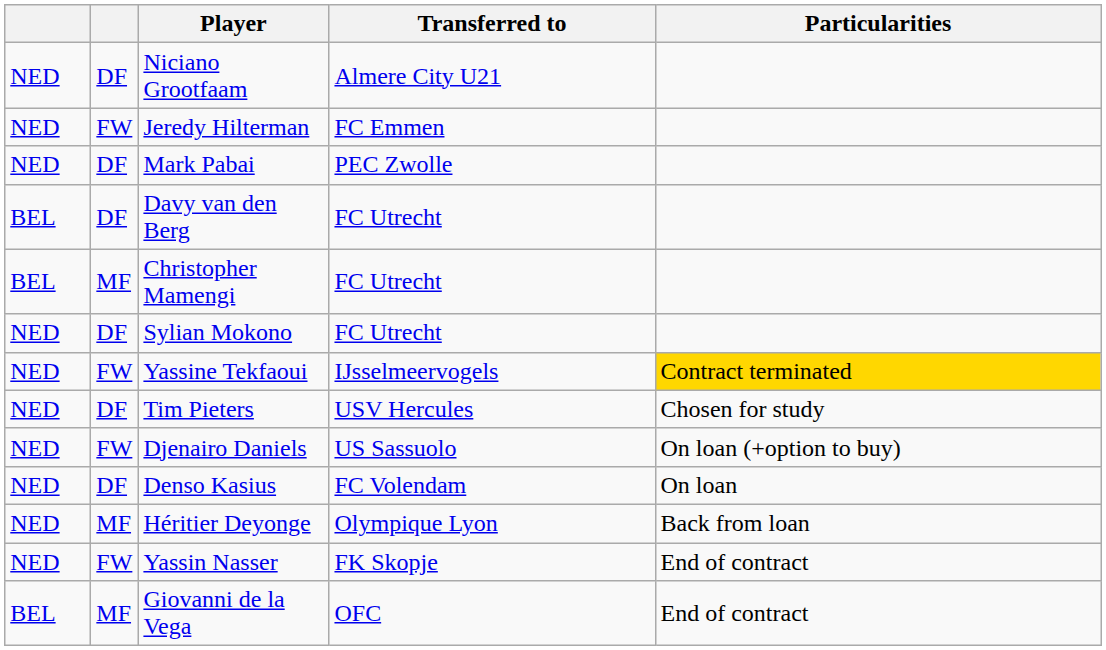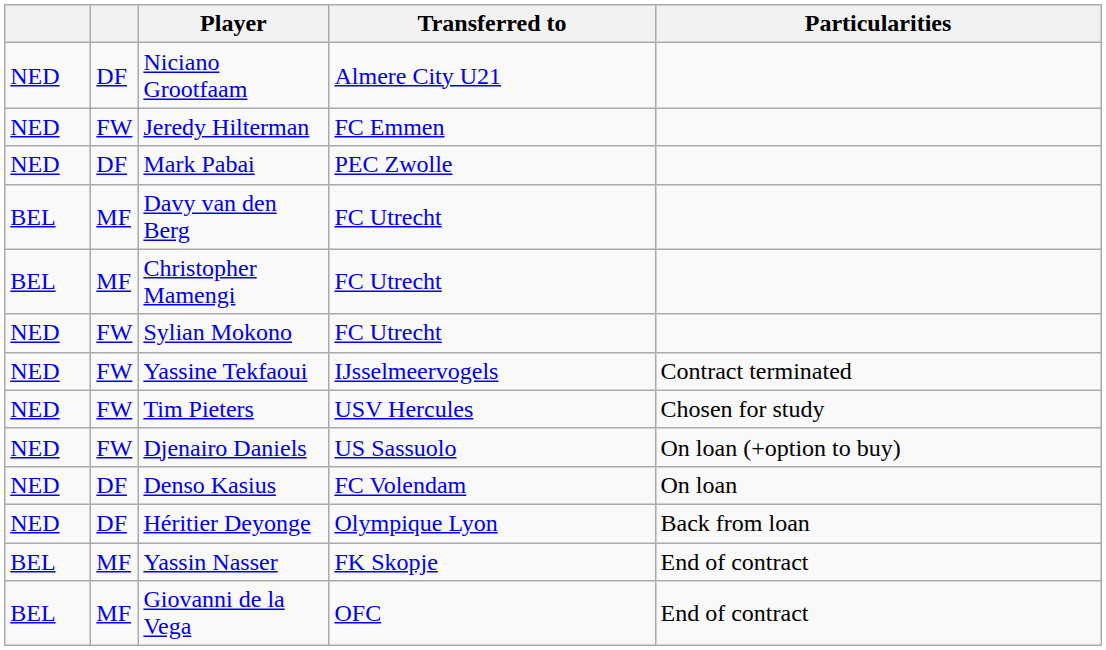(112, 216) DF -> (114, 216) MF
(112, 332) DF -> (114, 332) FW
(756, 370) gold background -> (756, 370) no background
(112, 409) DF -> (114, 409) FW
(114, 523) MF -> (112, 523) DF
(35, 561) NED -> (33, 561) BEL
(114, 561) FW -> (114, 561) MF
